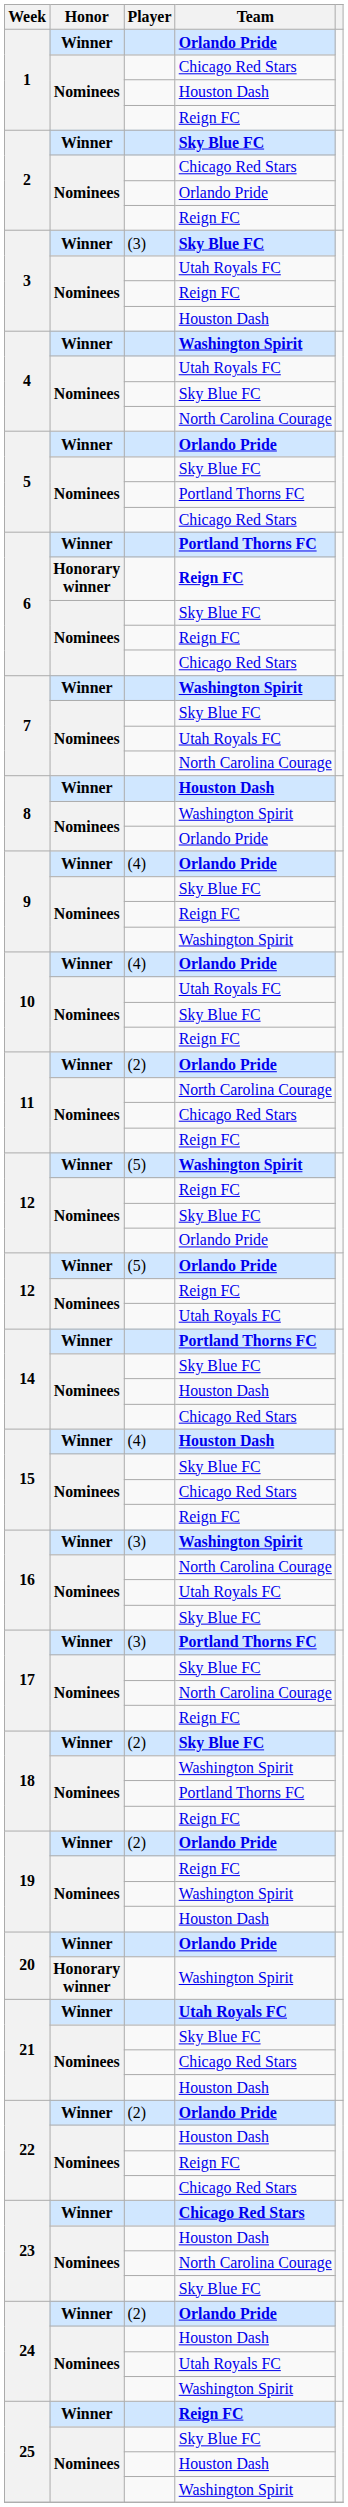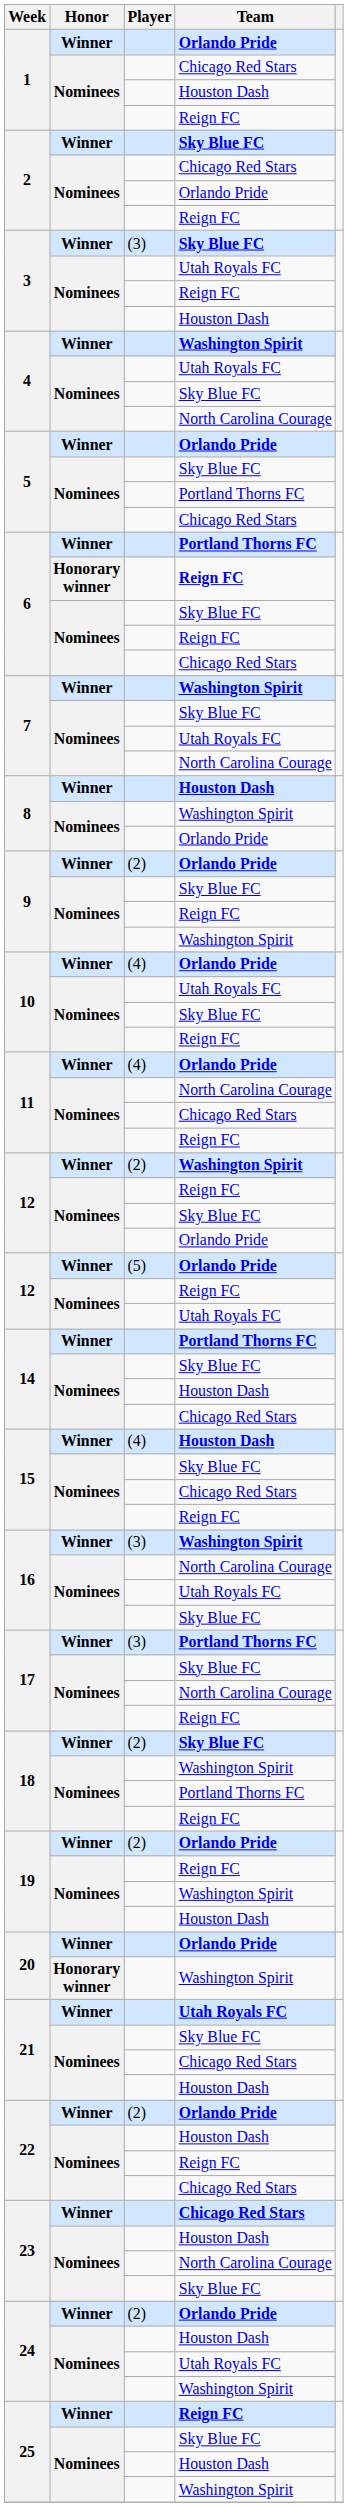(137, 863) (4) -> (137, 863) (2)
(137, 1064) (2) -> (137, 1064) (4)
(137, 1165) (5) -> (137, 1165) (2)
